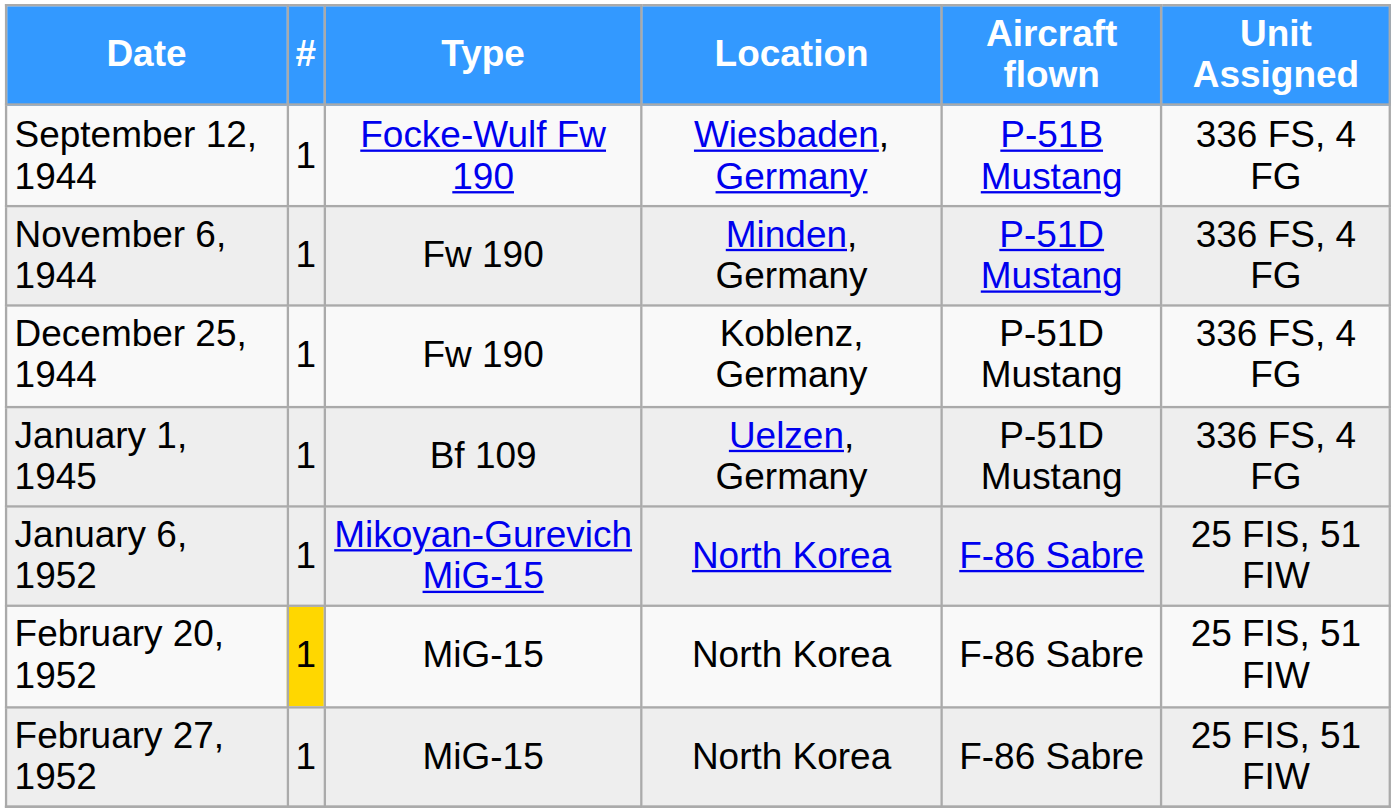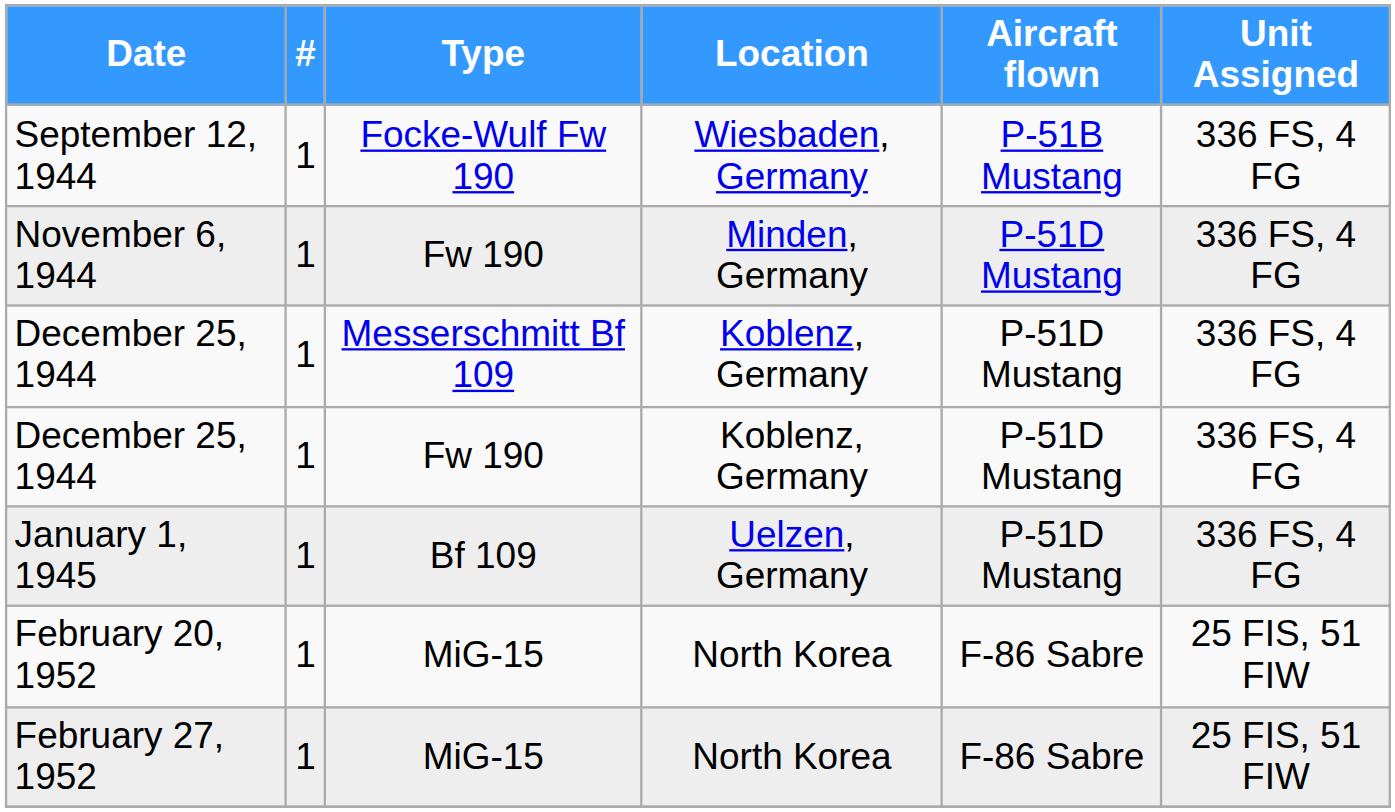+ row: (131, 355)
- row: (101, 555)
(306, 655) gold background -> (305, 655) no background
